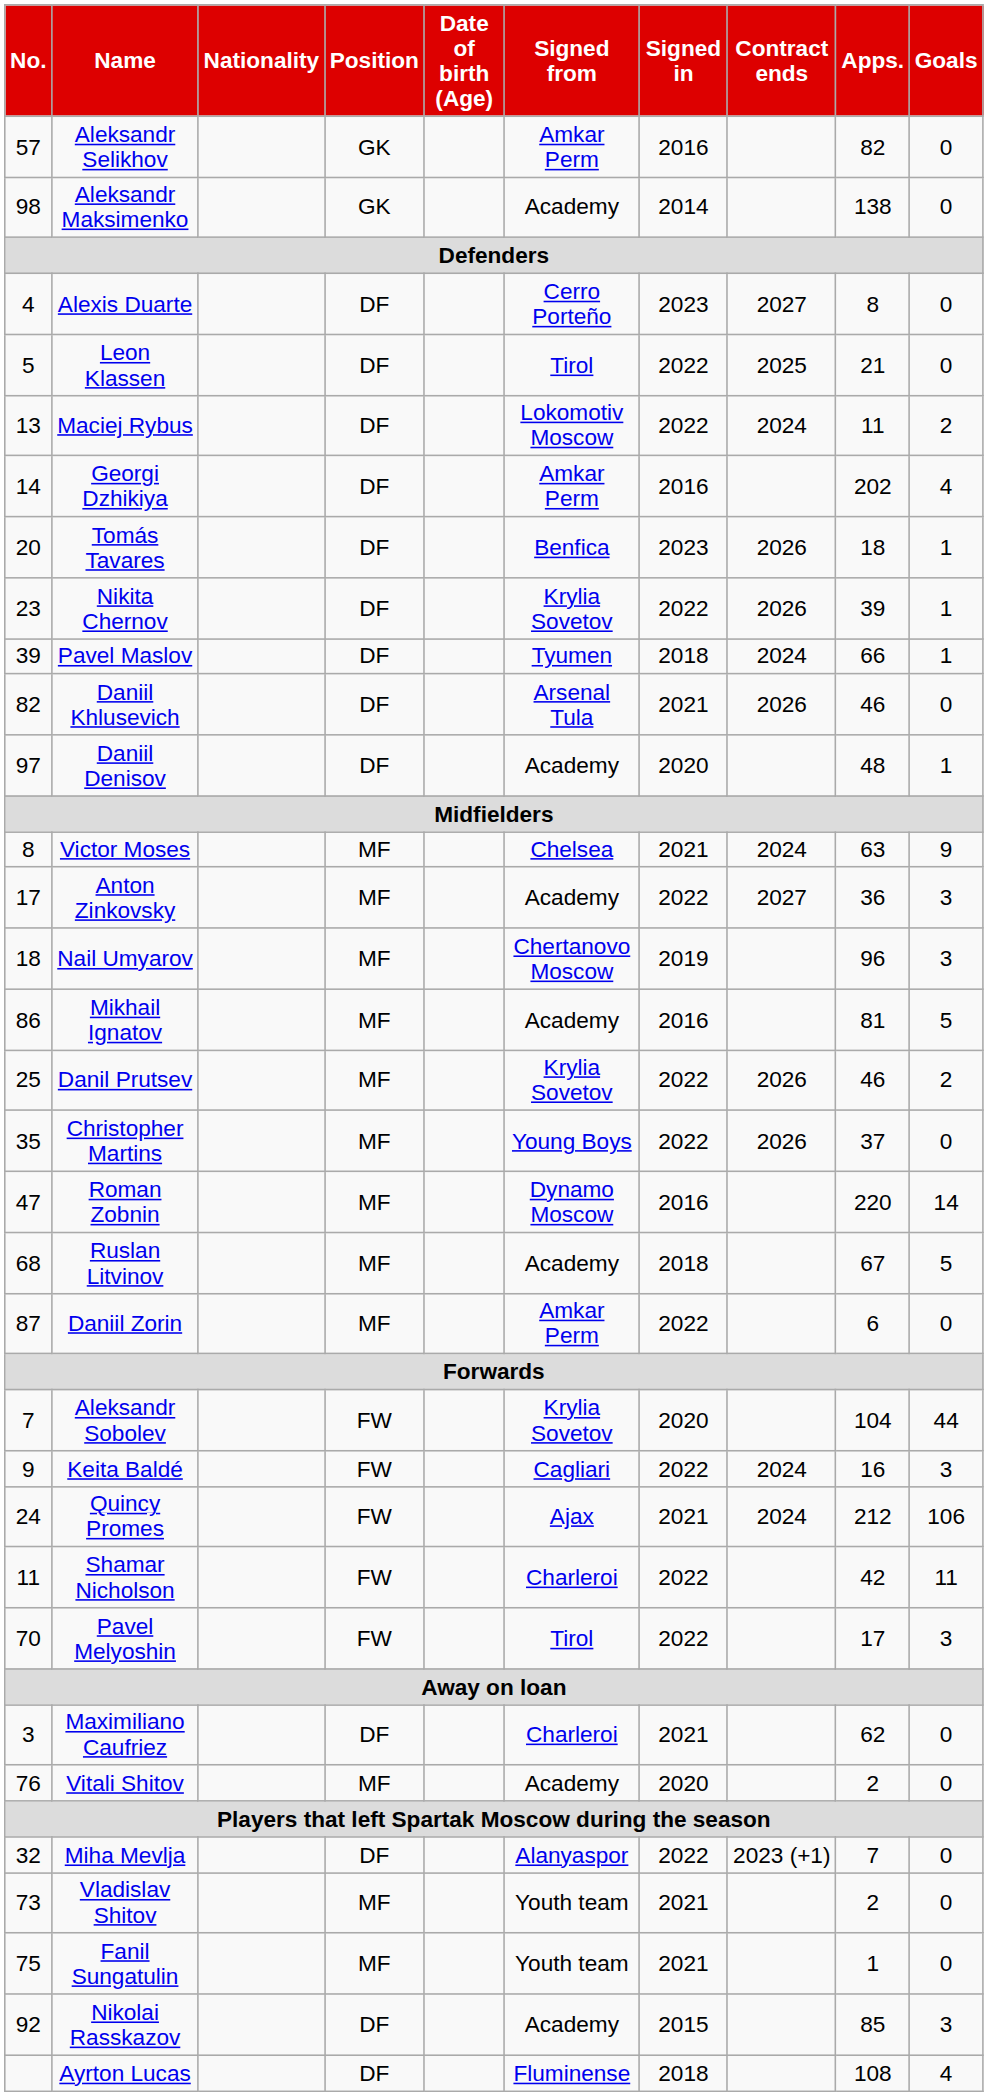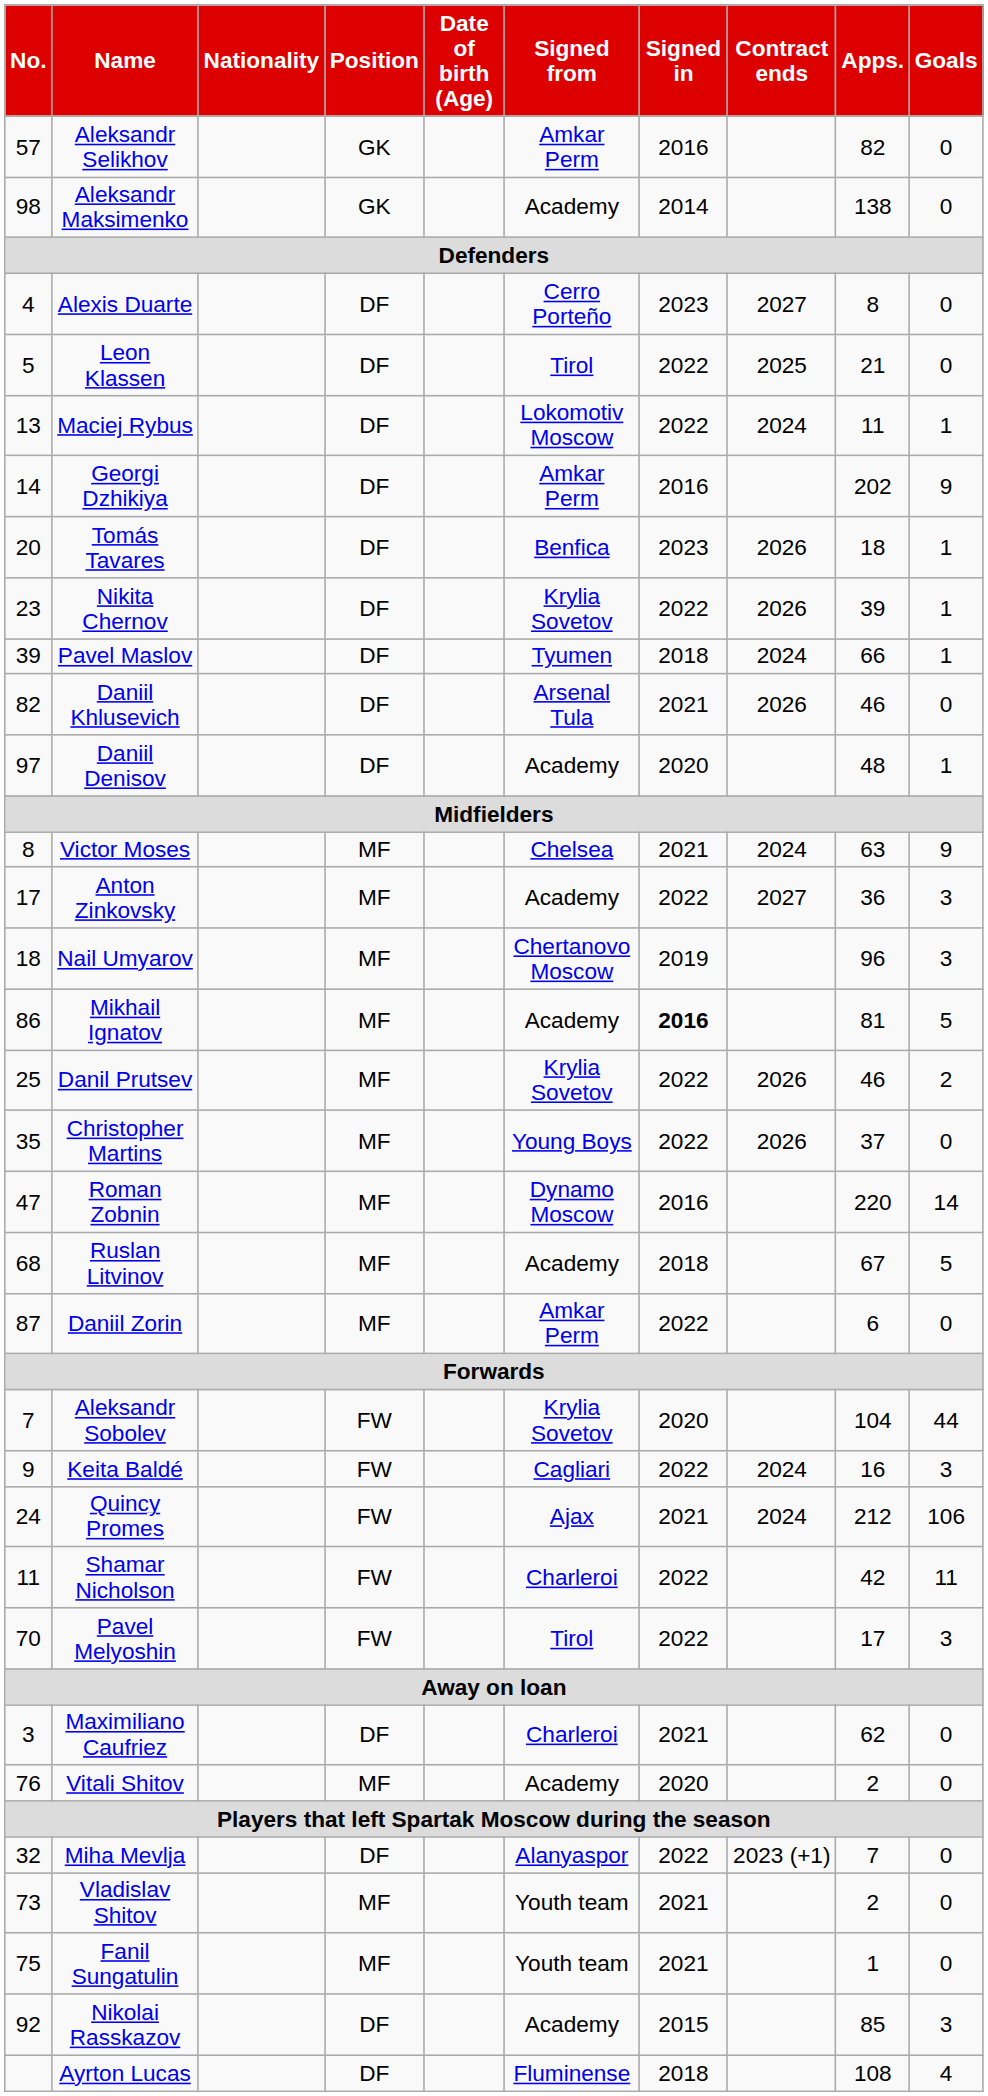(946, 426) 2 -> (946, 426) 1
(946, 487) 4 -> (946, 487) 9
(683, 1020) normal -> (683, 1020) bold
